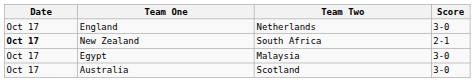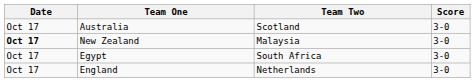rows swapped: (104, 70) <-> (99, 26)
(289, 41) South Africa -> (278, 41) Malaysia
(441, 41) 2-1 -> (441, 41) 3-0
(278, 56) Malaysia -> (289, 56) South Africa
